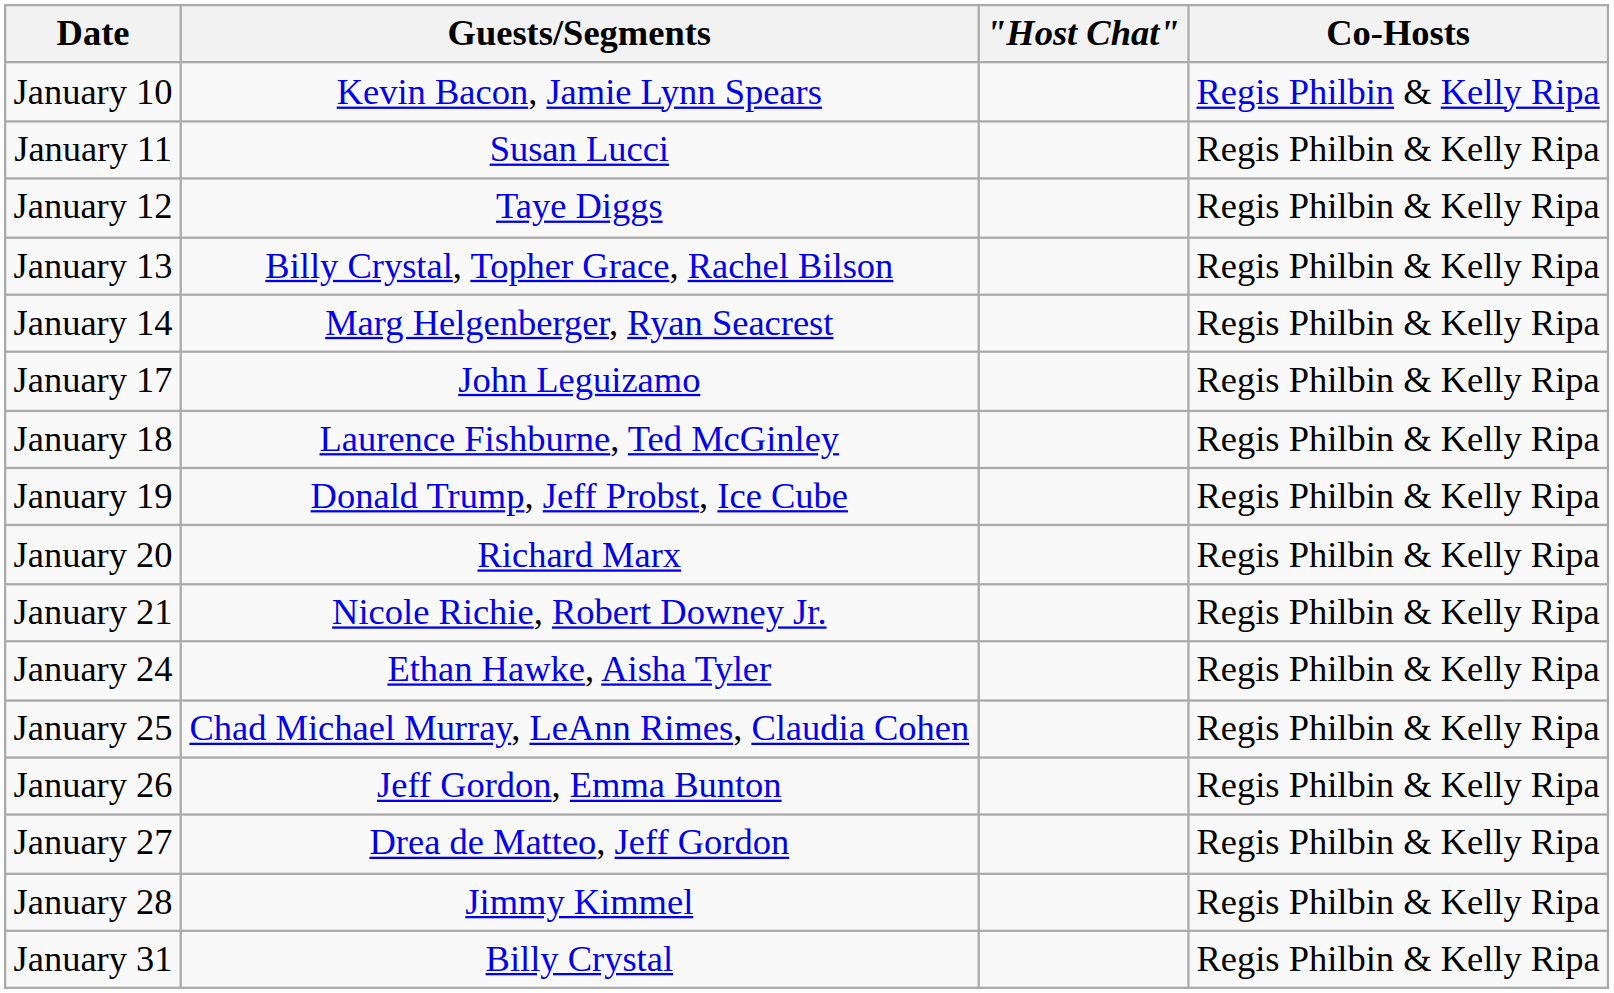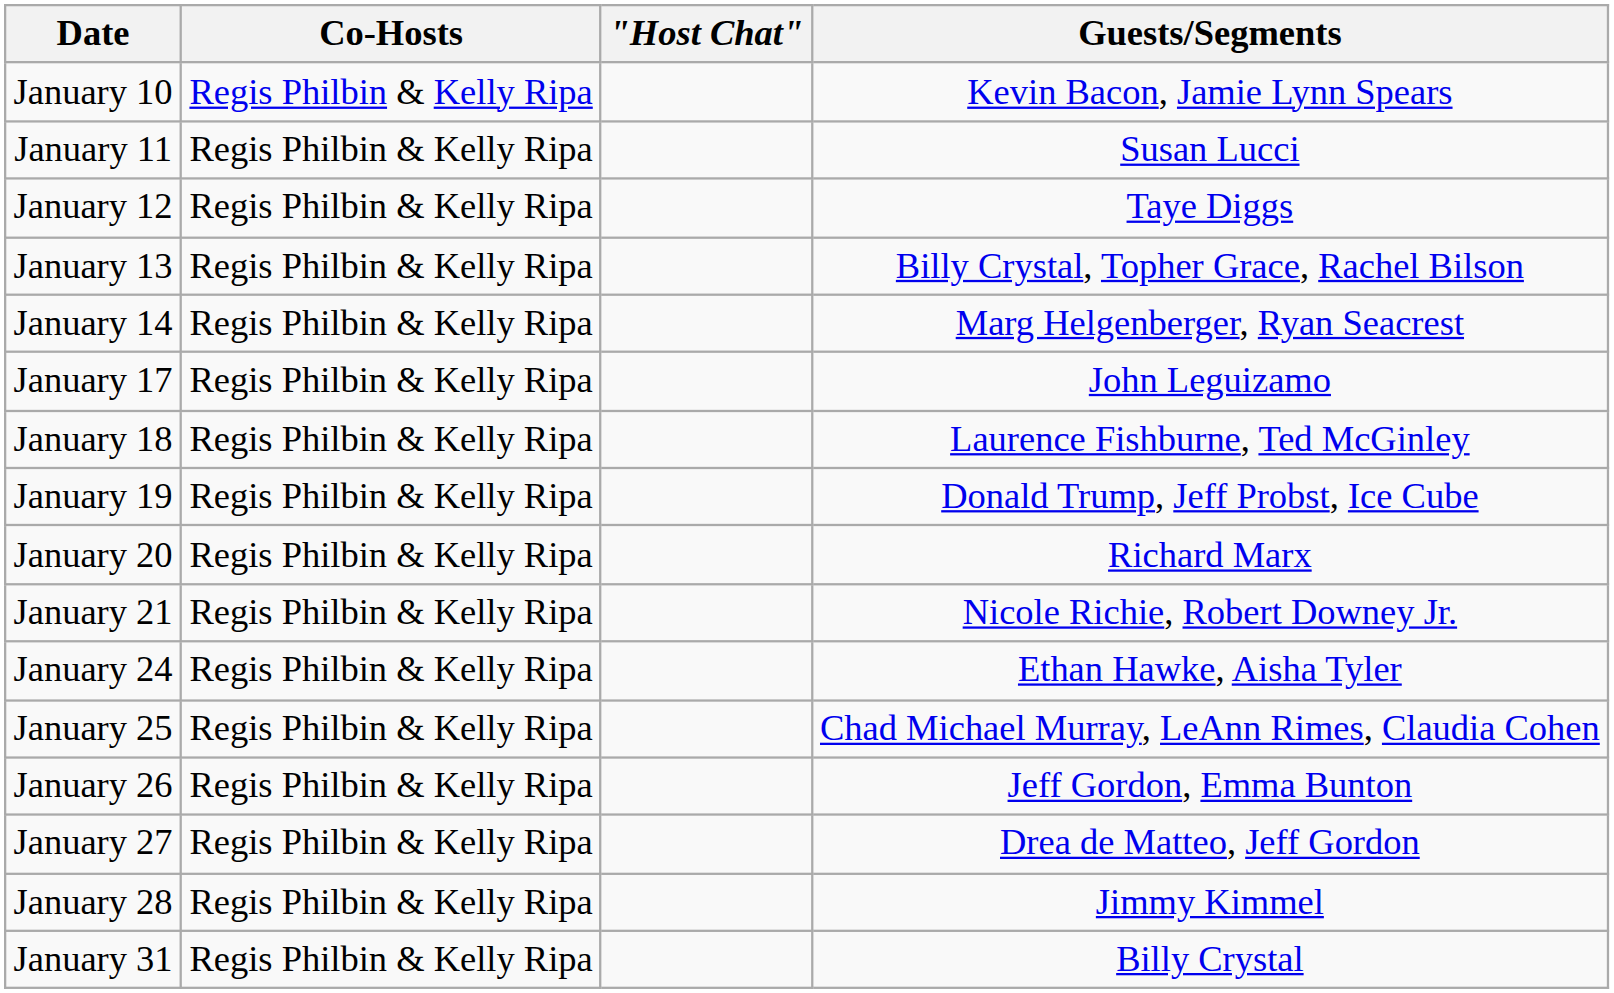columns swapped: (1398, 33) <-> (579, 33)
